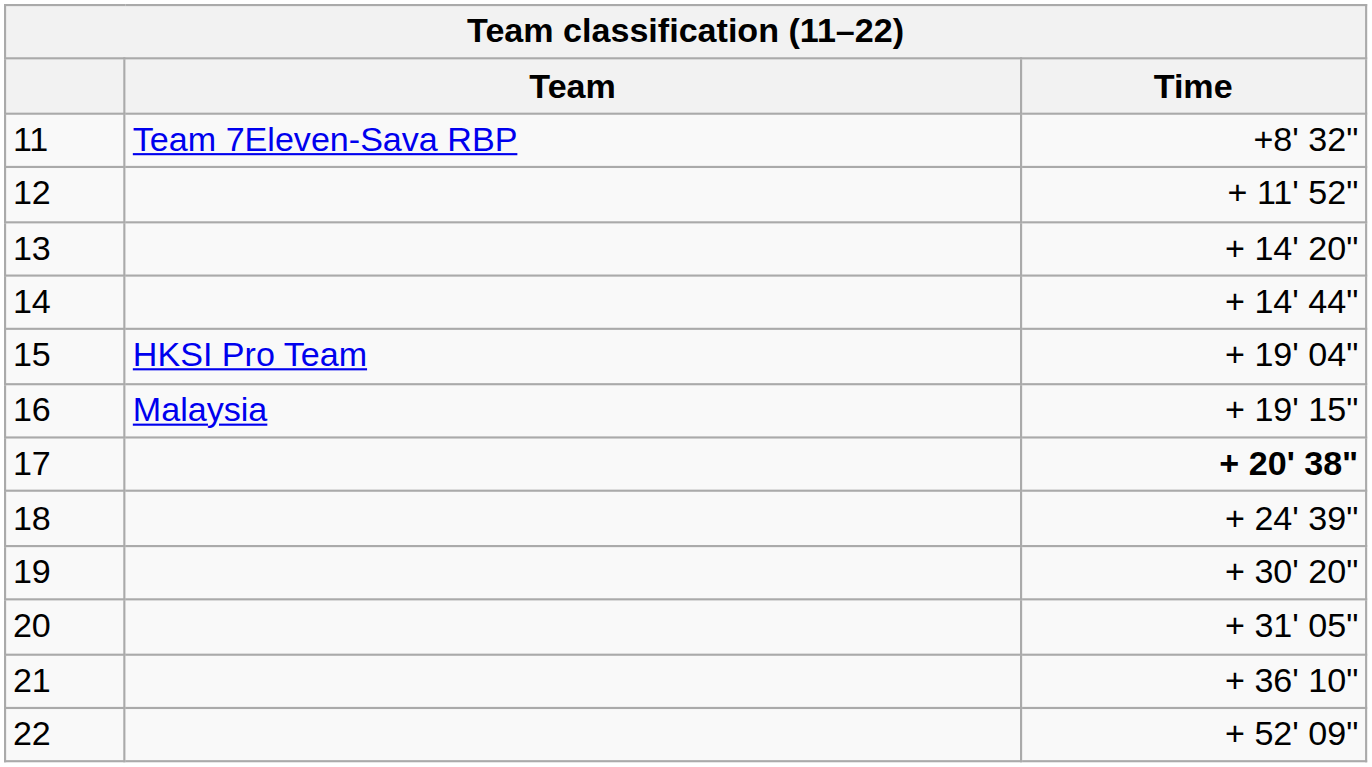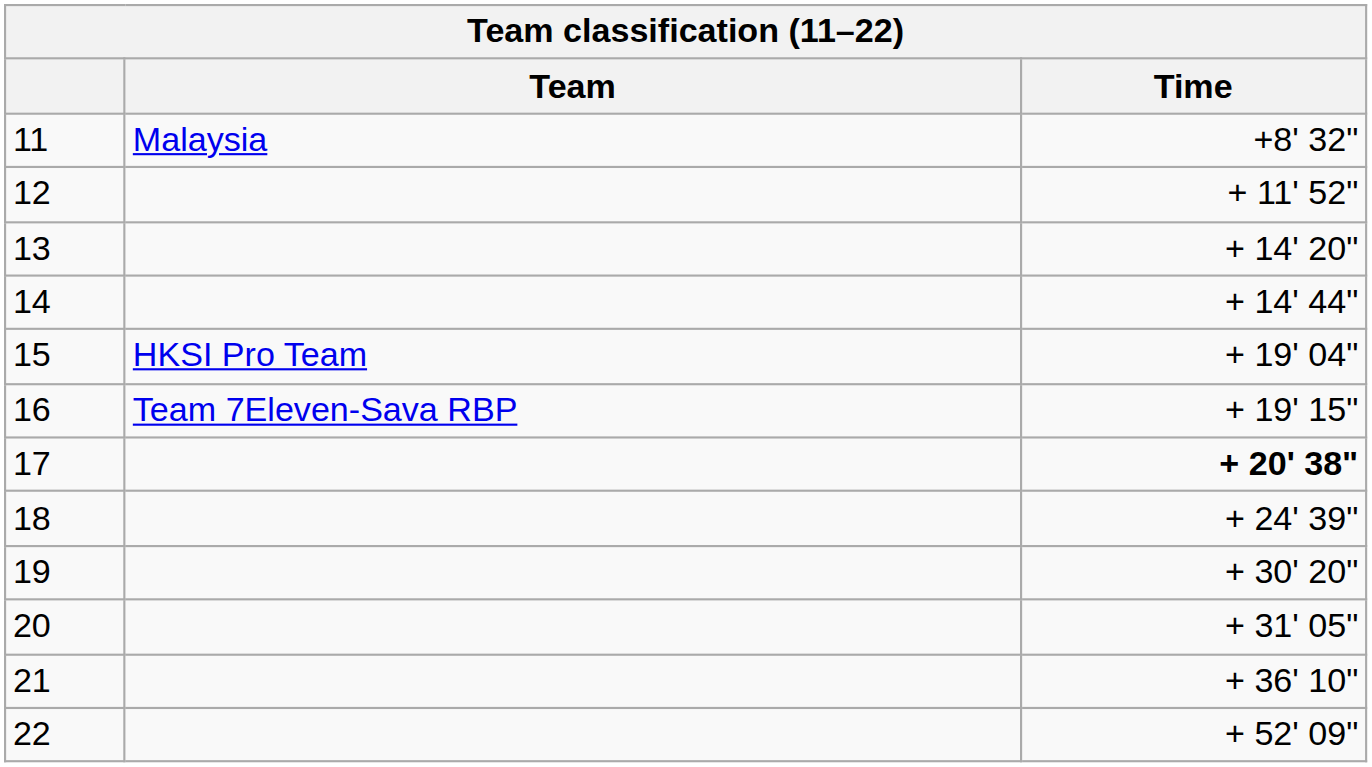(325, 139) Team 7Eleven-Sava RBP -> (200, 139) Malaysia
(200, 409) Malaysia -> (325, 409) Team 7Eleven-Sava RBP
